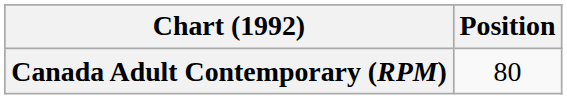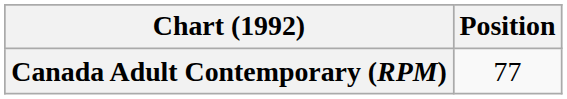(507, 70) 80 -> (507, 70) 77
